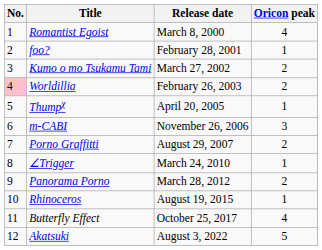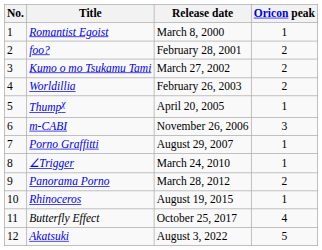(284, 31) 4 -> (284, 31) 1
(284, 50) 1 -> (284, 50) 2
(10, 86) pink background -> (10, 86) no background
(284, 144) 2 -> (284, 144) 1
